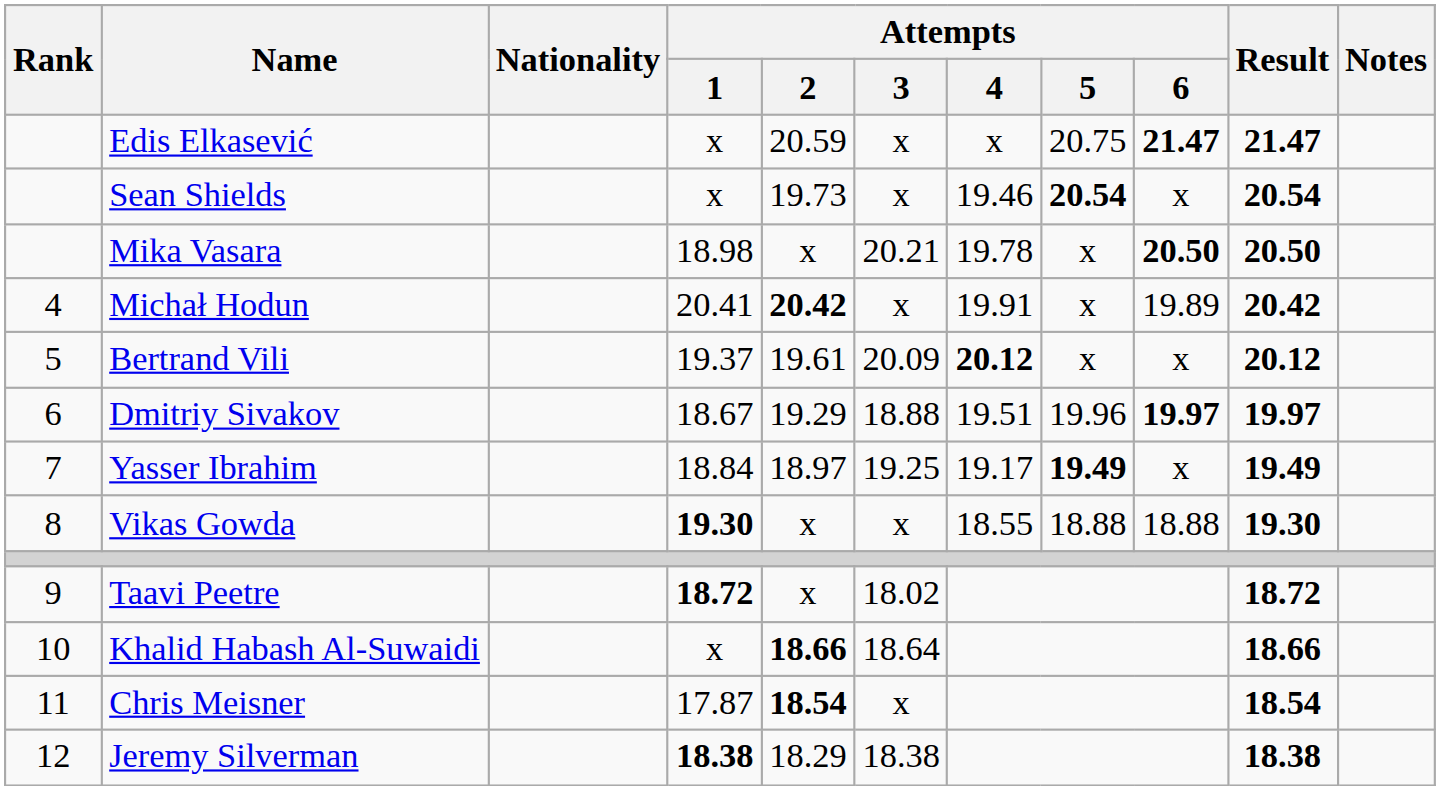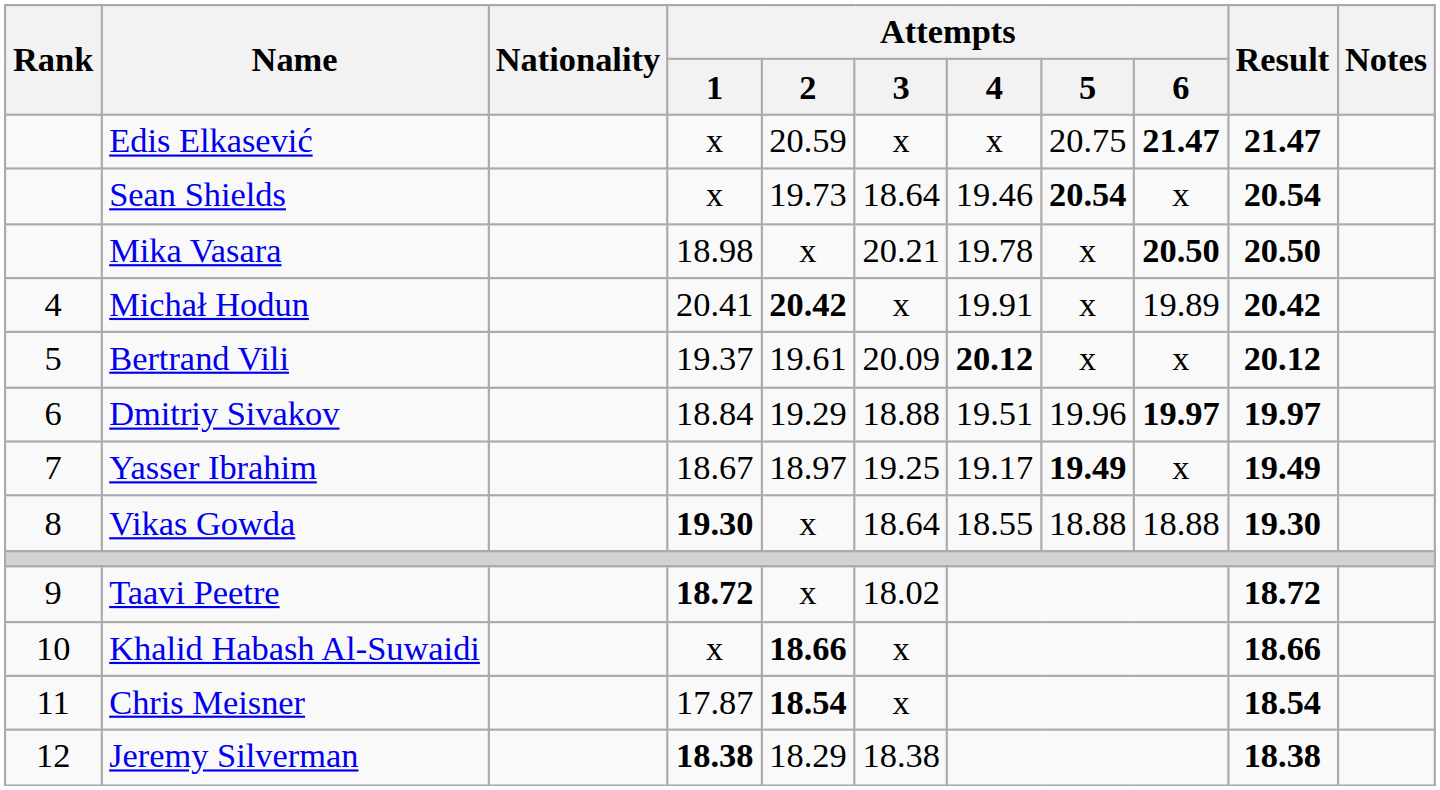(901, 195) x -> (901, 195) 18.64
(715, 413) 18.67 -> (715, 413) 18.84
(715, 468) 18.84 -> (715, 468) 18.67
(901, 522) x -> (901, 522) 18.64
(901, 647) 18.64 -> (901, 647) x
